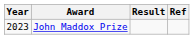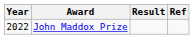(18, 27) 2023 -> (18, 27) 2022
